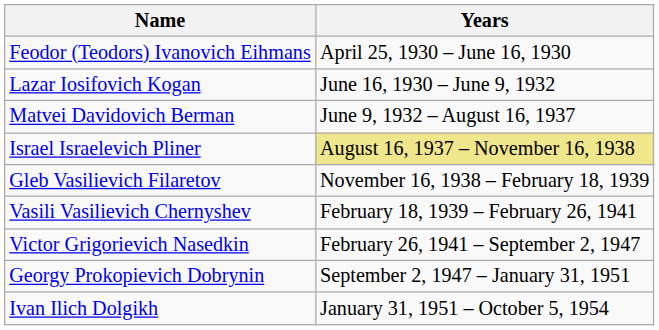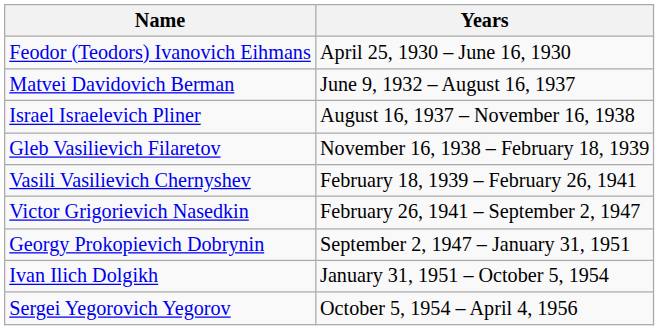- row: (105, 84)
(477, 148) khaki background -> (477, 116) no background
+ row: (120, 308)
